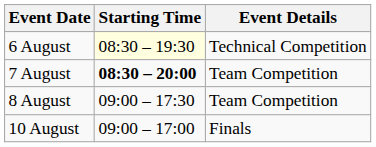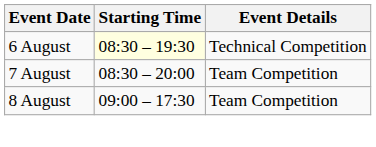(148, 73) bold -> (147, 73) normal
- row: (44, 127)
